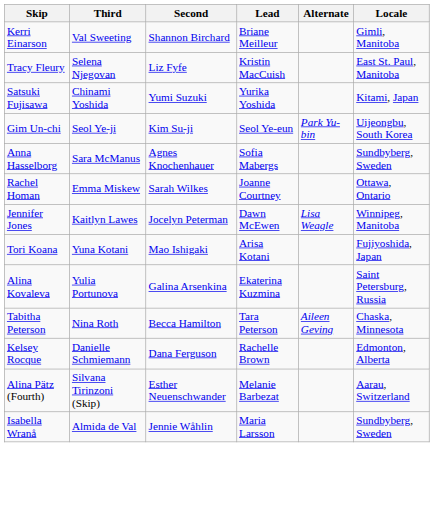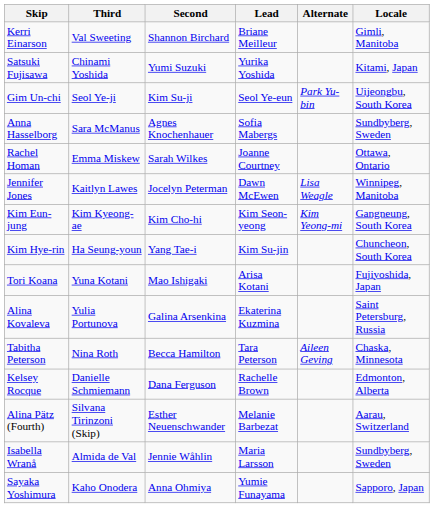- row: (36, 67)
+ row: (29, 219)
+ row: (36, 249)
+ row: (31, 487)
